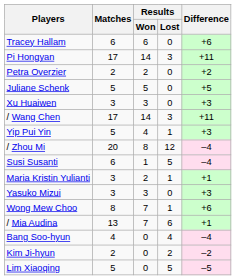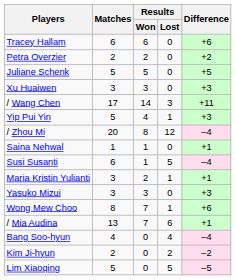- row: (30, 57)
+ row: (35, 147)
